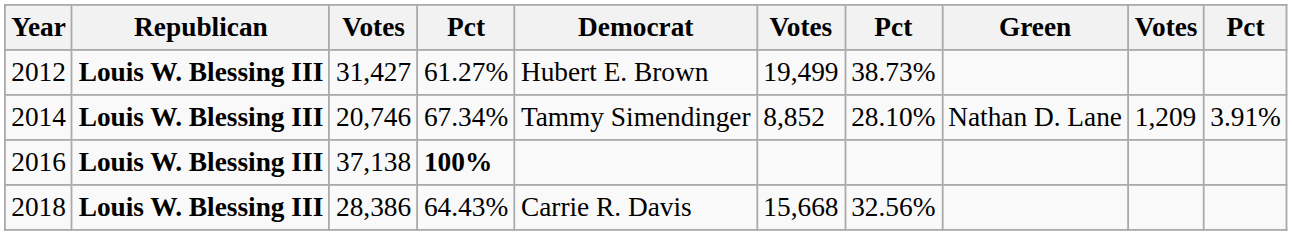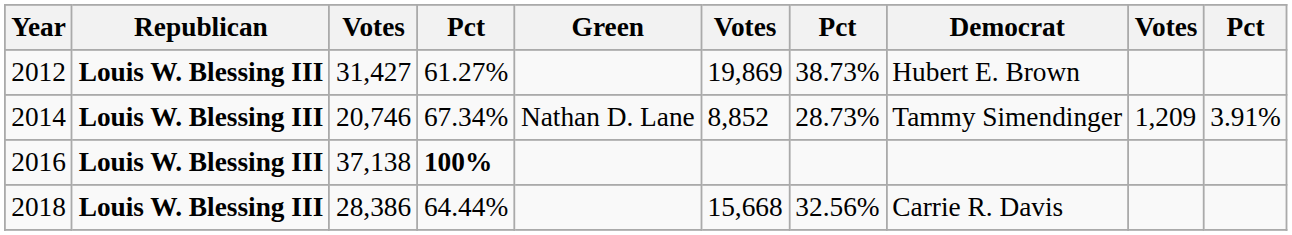columns swapped: (636, 27) <-> (1035, 27)
(801, 72) 19,499 -> (745, 72) 19,869
(893, 117) 28.10% -> (837, 117) 28.73%
(466, 207) 64.43% -> (466, 207) 64.44%
